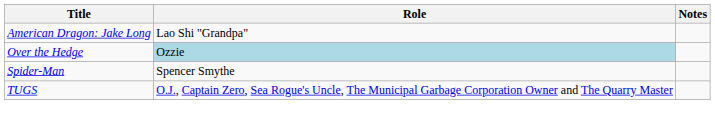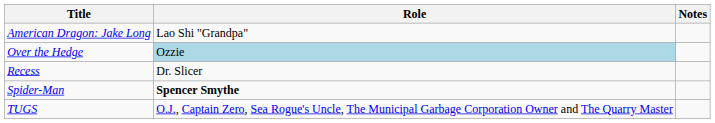+ row: (23, 71)
(195, 71) normal -> (198, 90) bold
